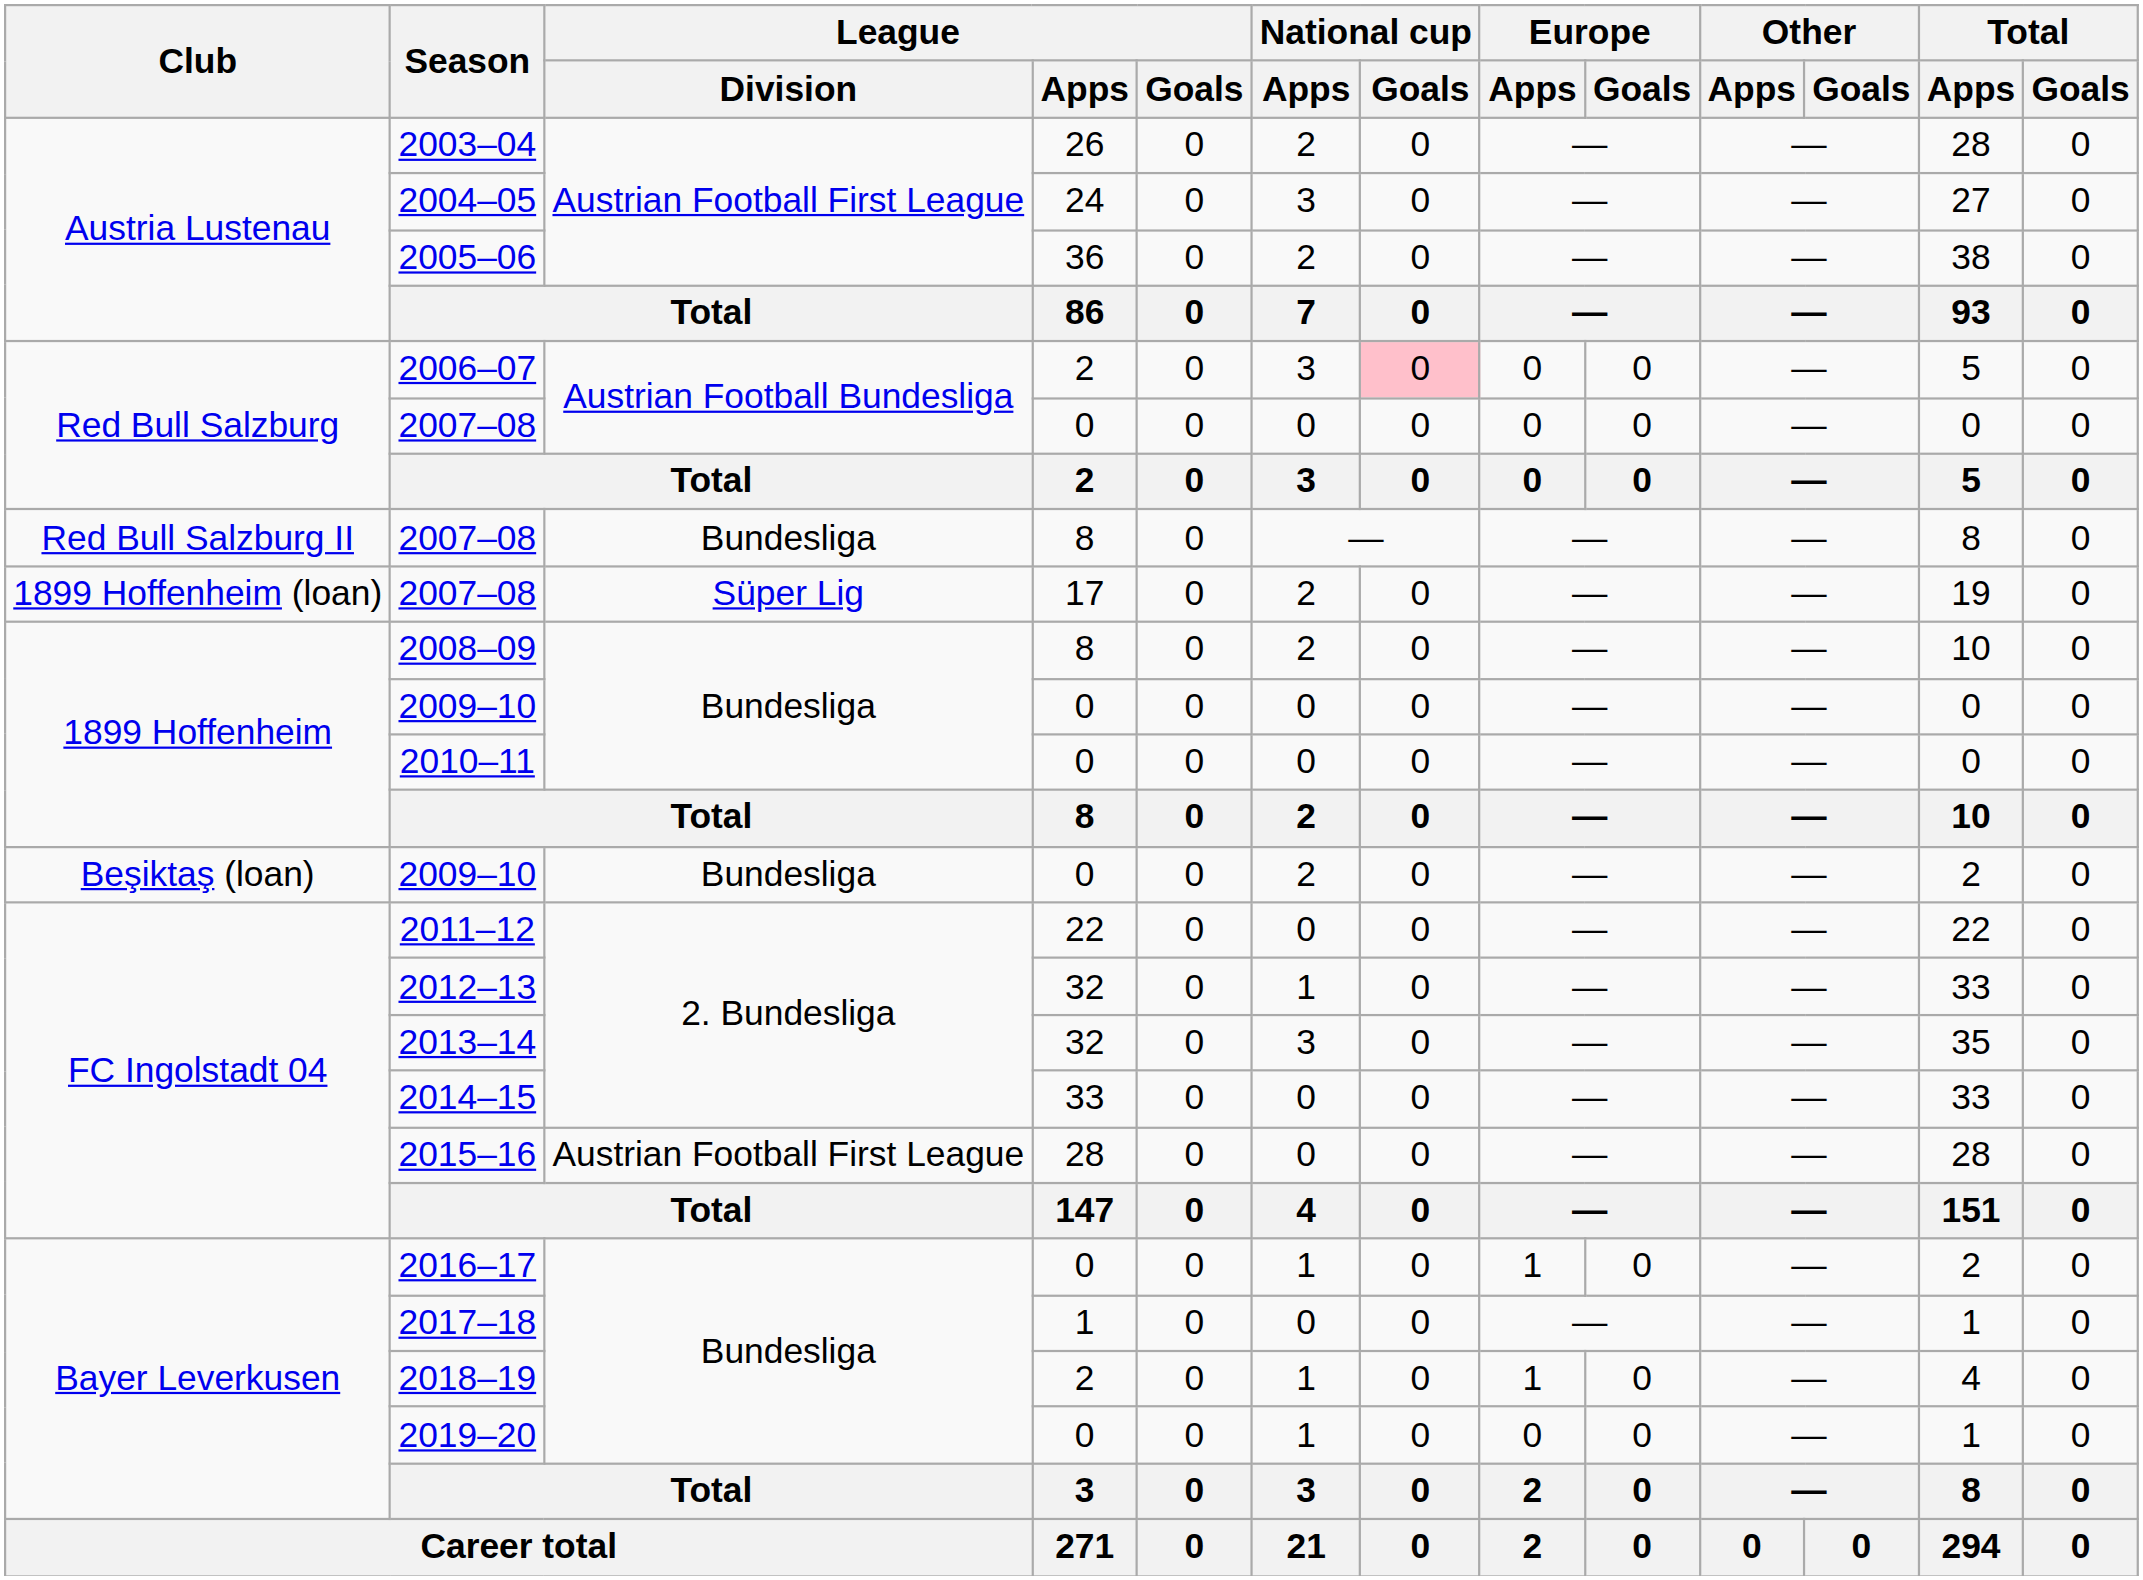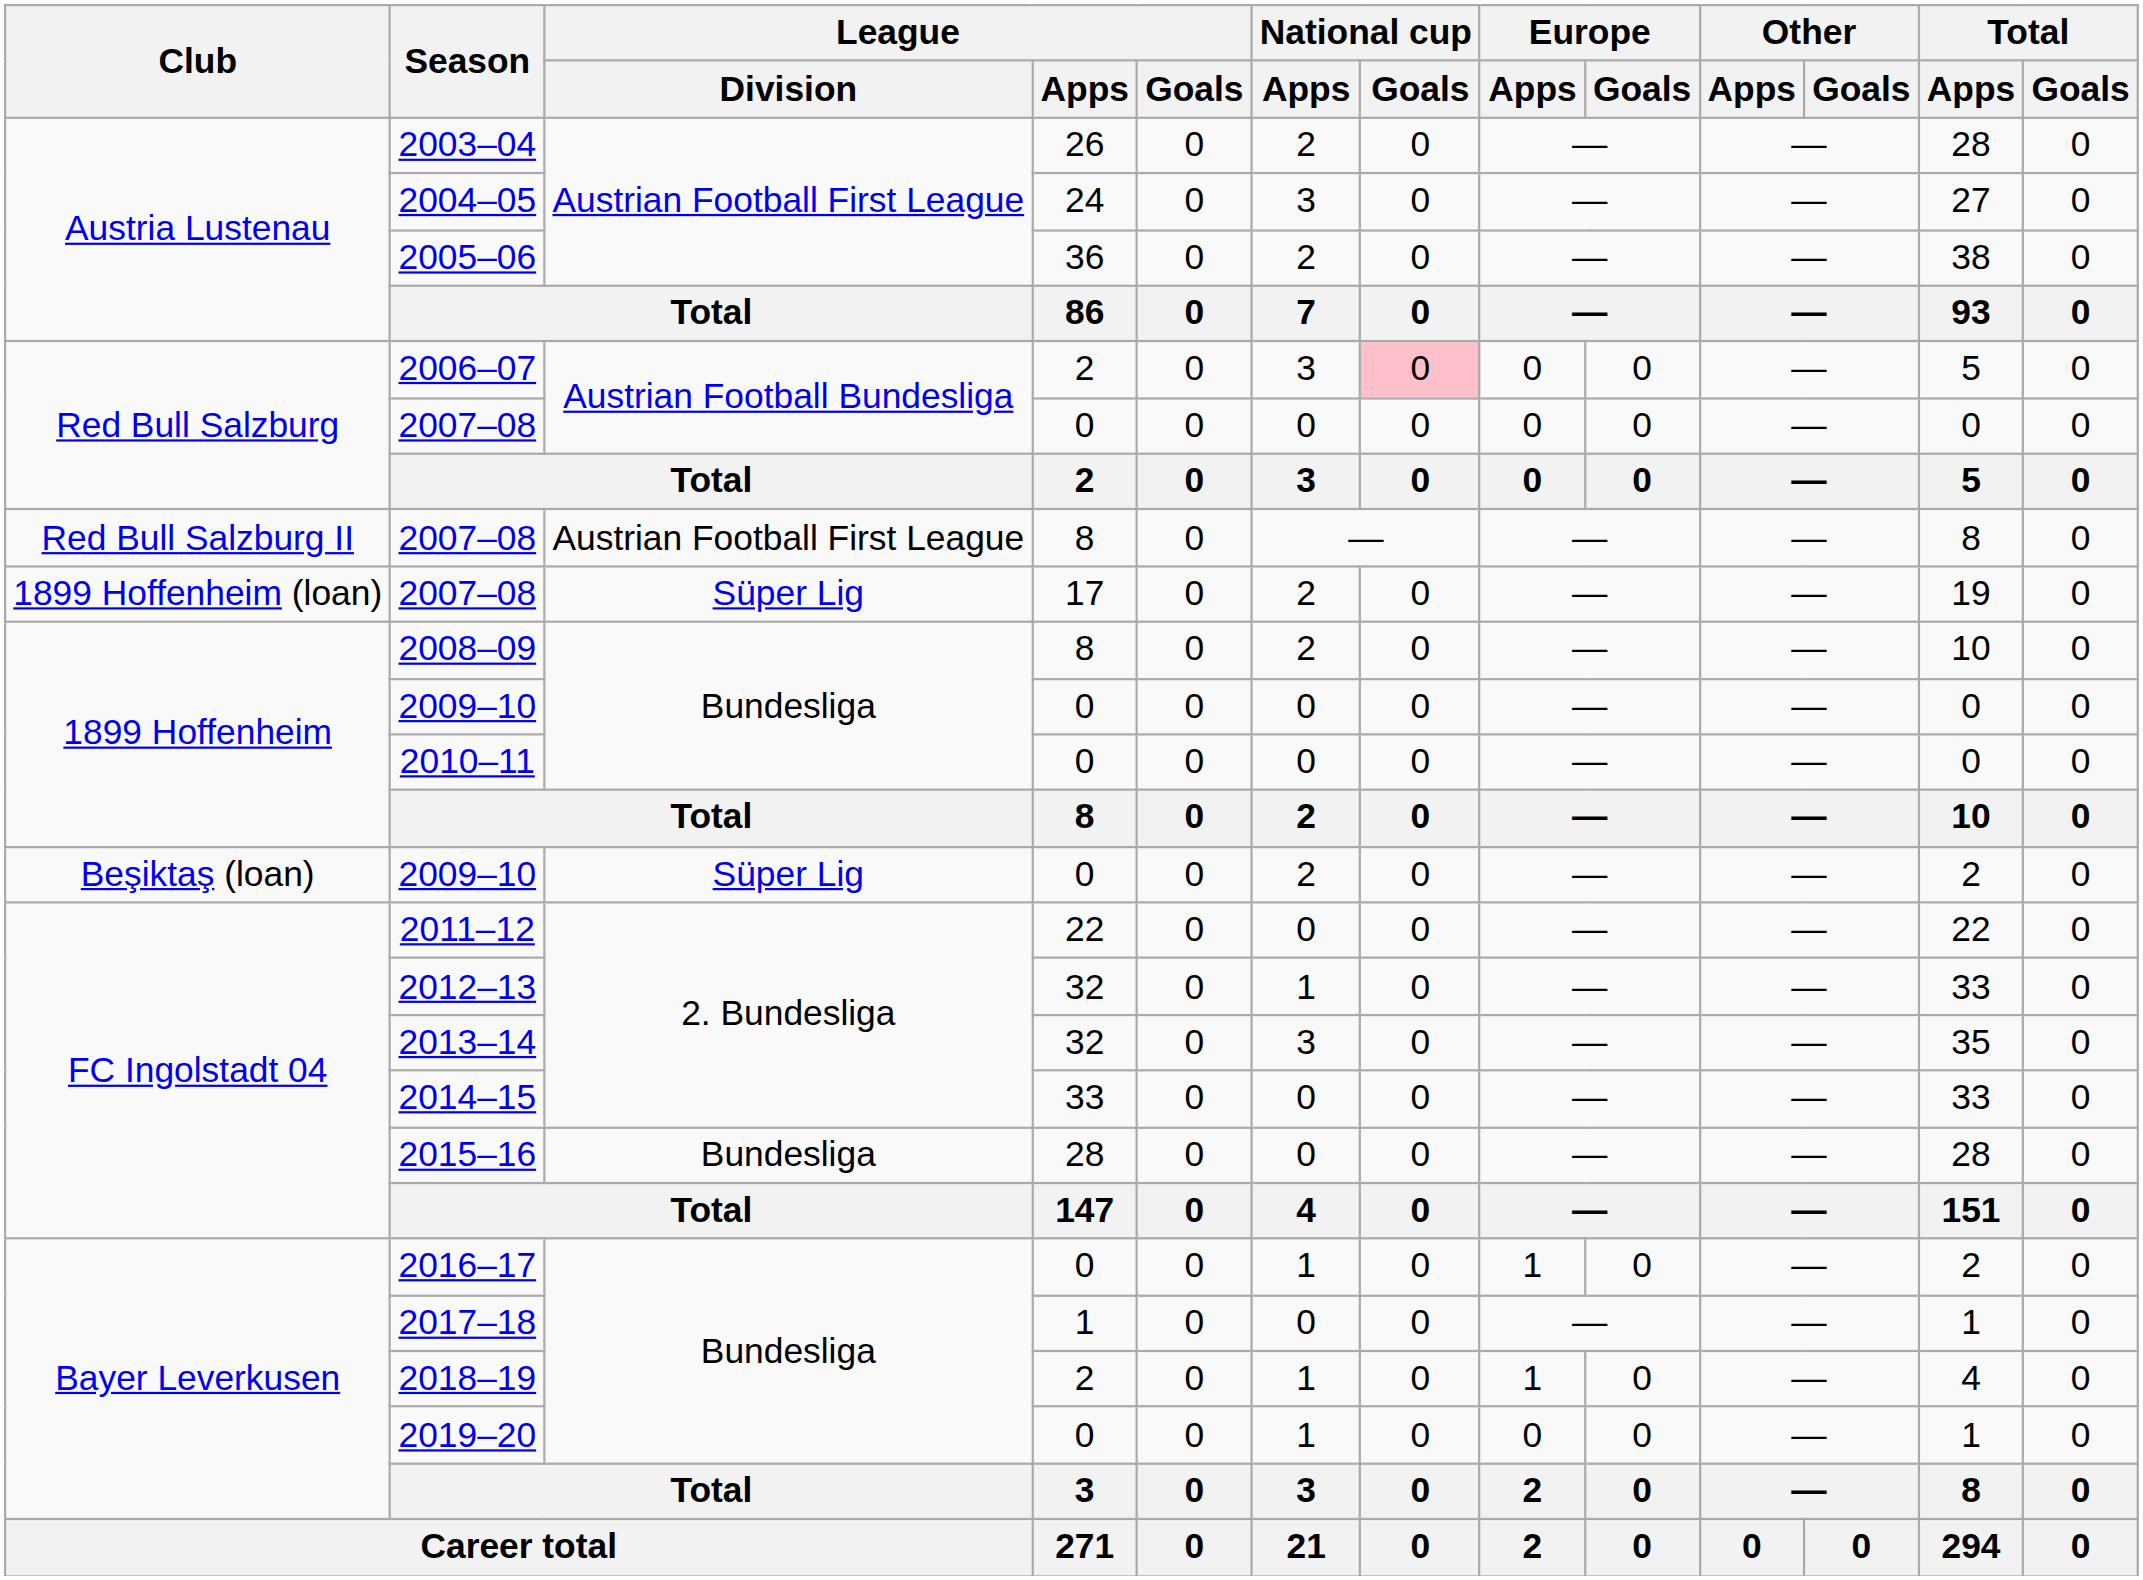(788, 537) Bundesliga -> (788, 537) Austrian Football First League
(788, 873) Bundesliga -> (788, 873) Süper Lig
(788, 1154) Austrian Football First League -> (788, 1154) Bundesliga
